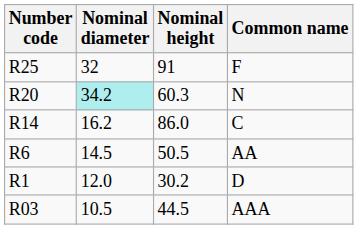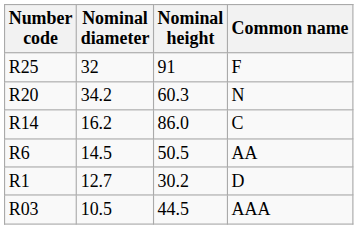(96, 95) paleturquoise background -> (96, 95) no background
(96, 180) 12.0 -> (96, 180) 12.7
